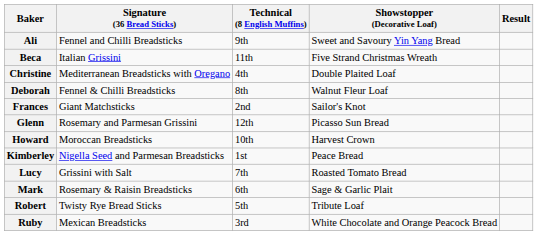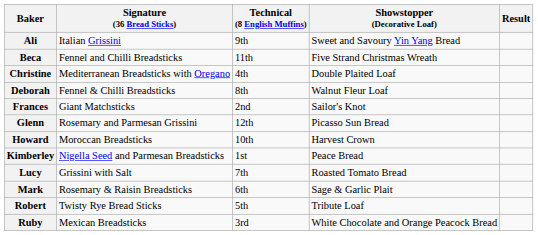(121, 40) Fennel and Chilli Breadsticks -> (90, 40) Italian Grissini
(90, 57) Italian Grissini -> (121, 57) Fennel and Chilli Breadsticks
